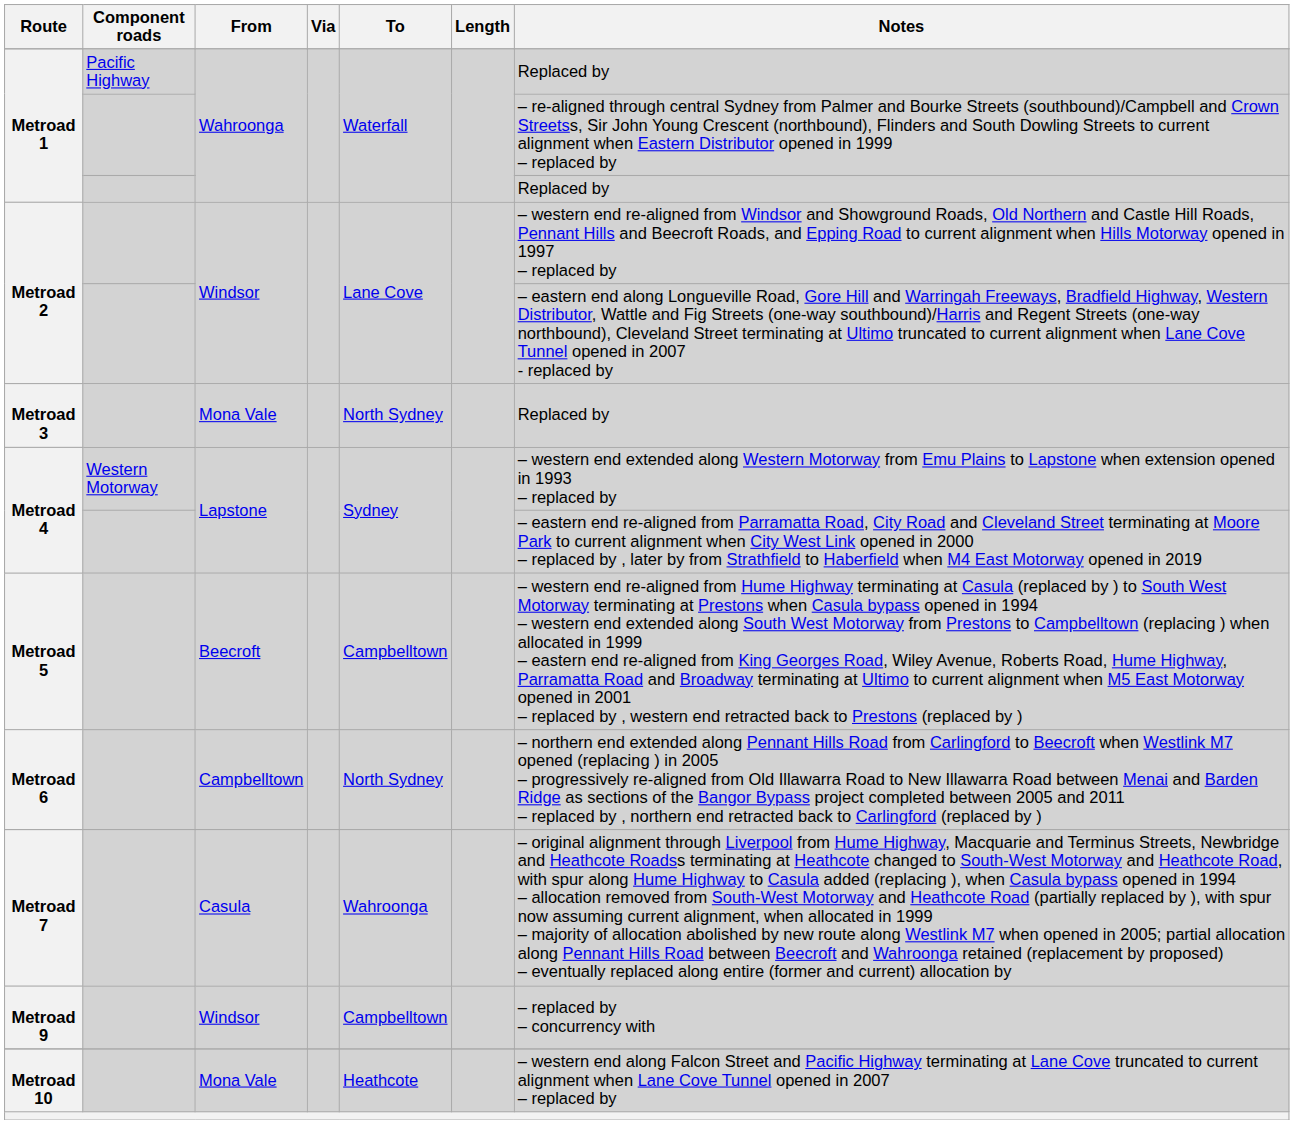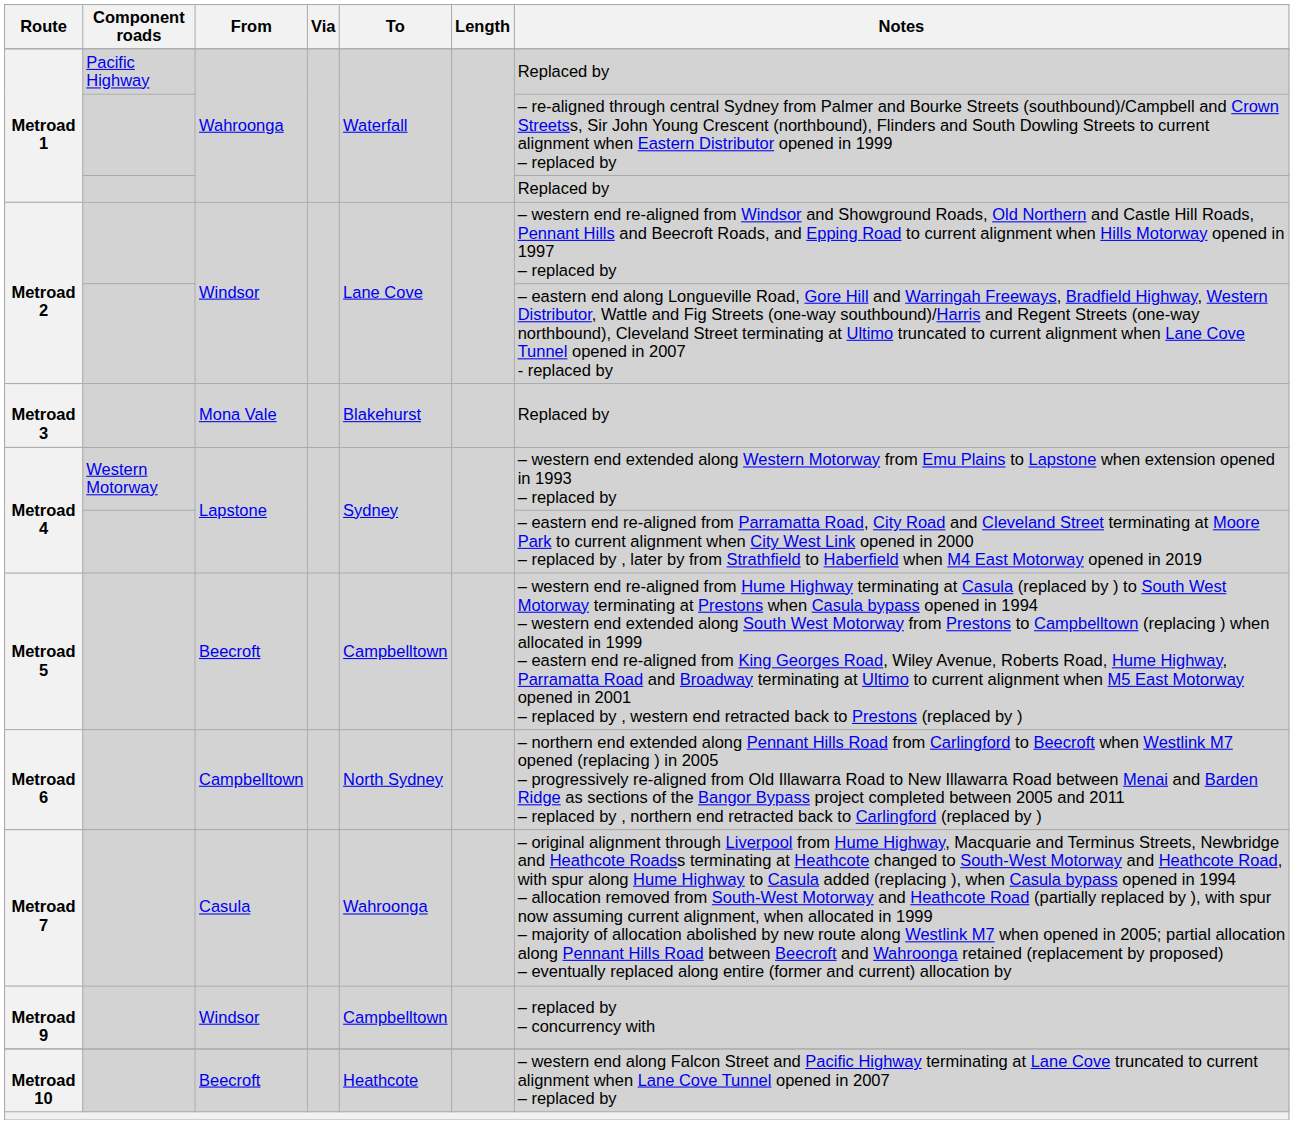(393, 415) North Sydney -> (382, 415) Blakehurst
(238, 1080) Mona Vale -> (230, 1080) Beecroft
